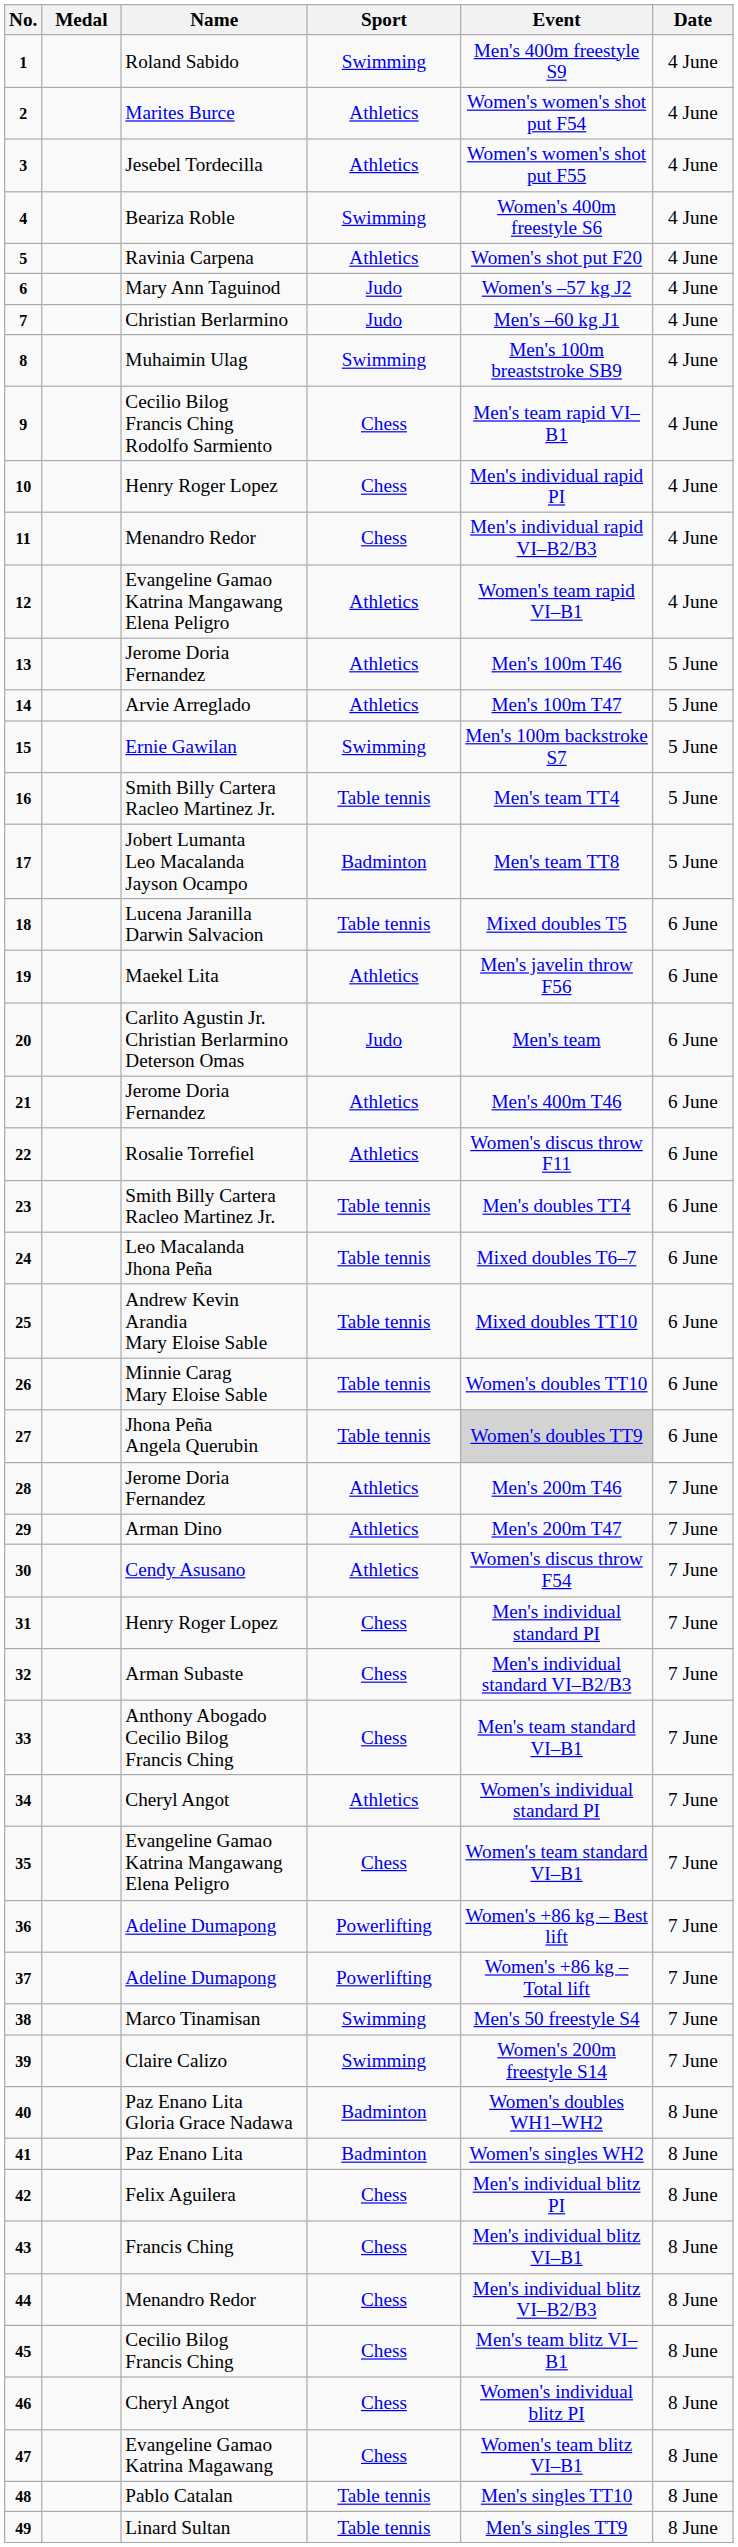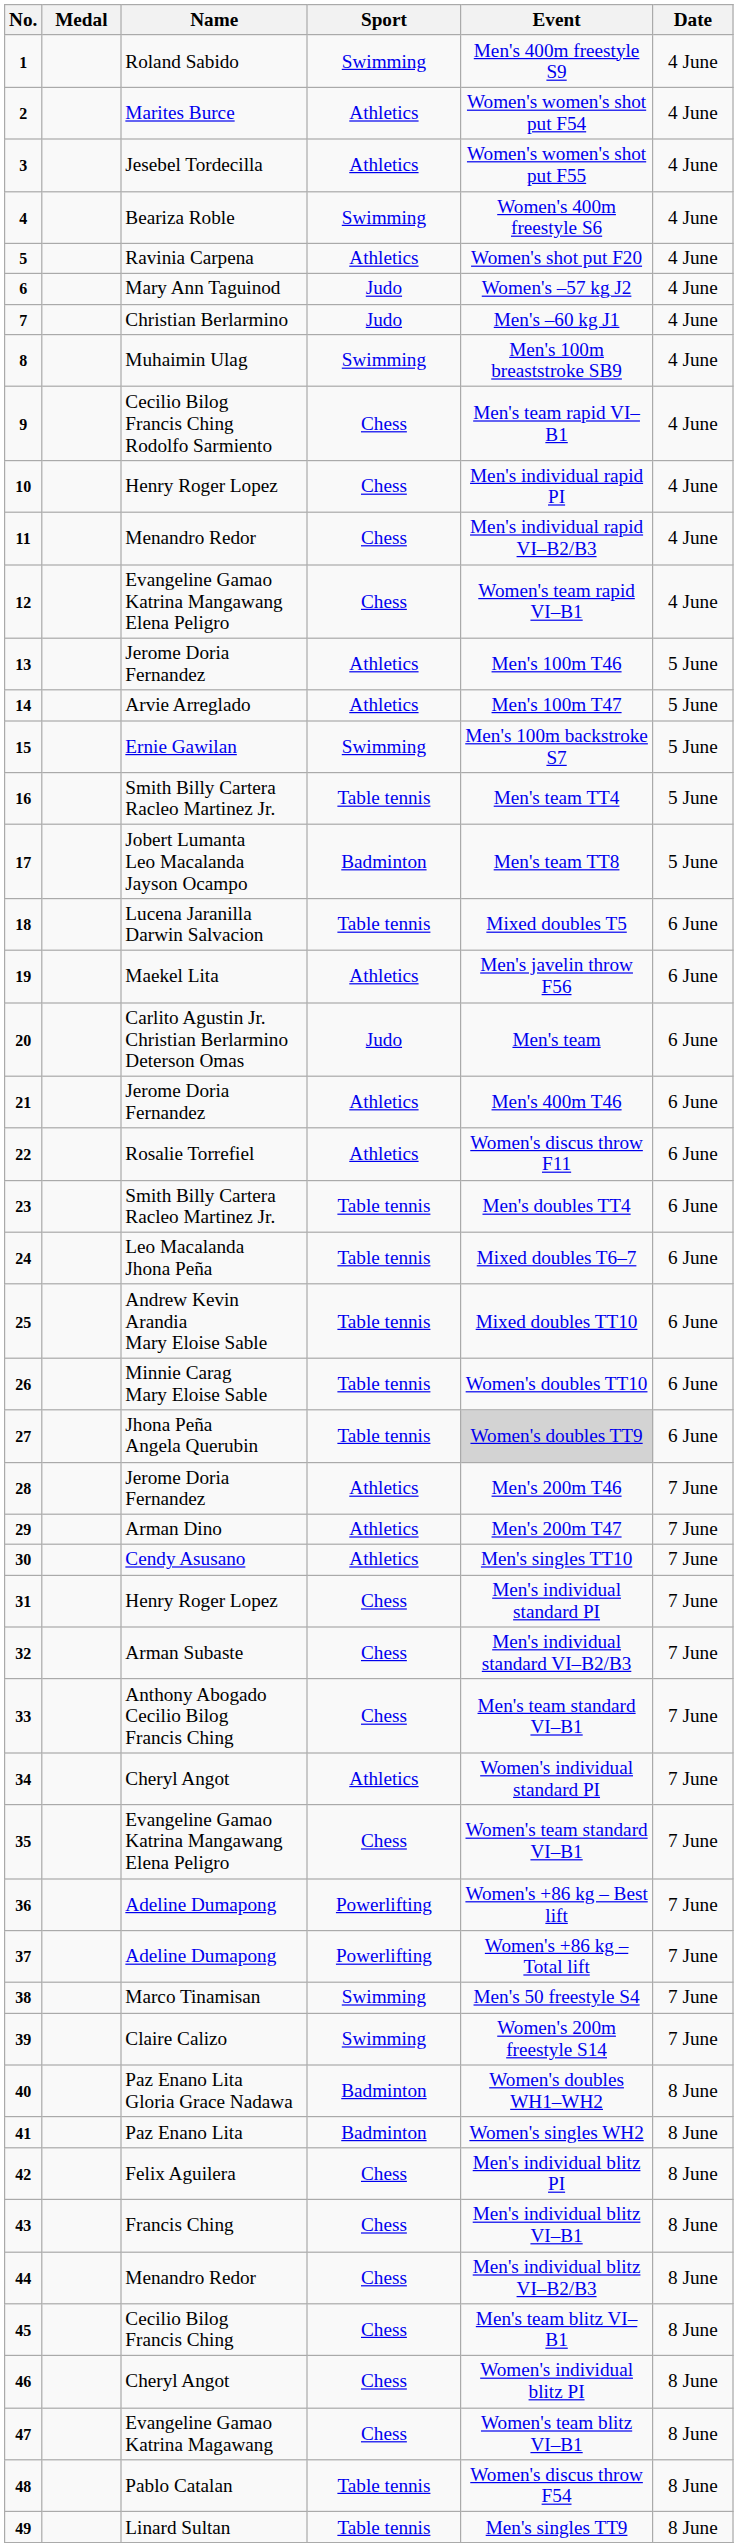(384, 601) Athletics -> (384, 601) Chess
(557, 1570) Women's discus throw F54 -> (557, 1559) Men's singles TT10
(557, 2496) Men's singles TT10 -> (557, 2485) Women's discus throw F54
